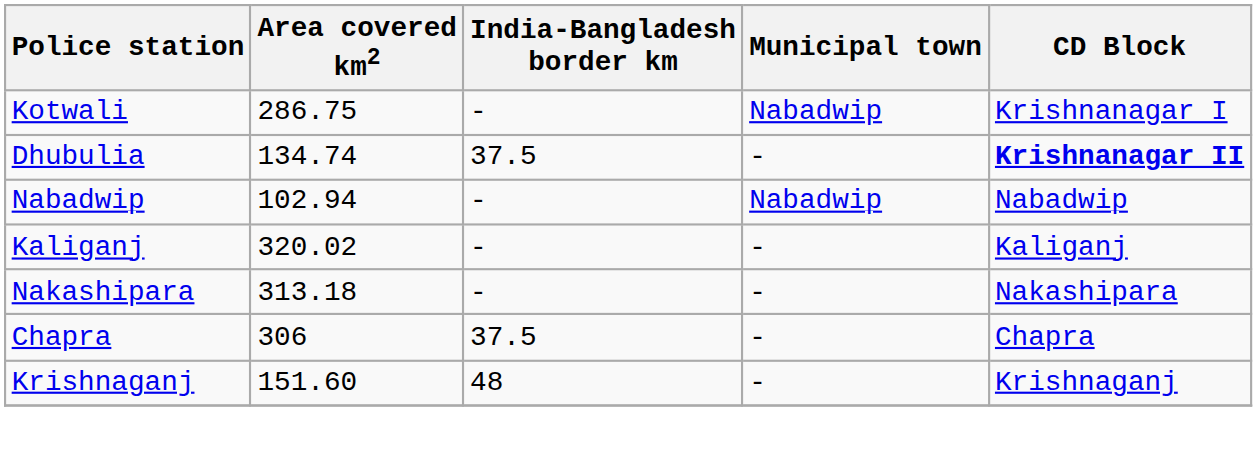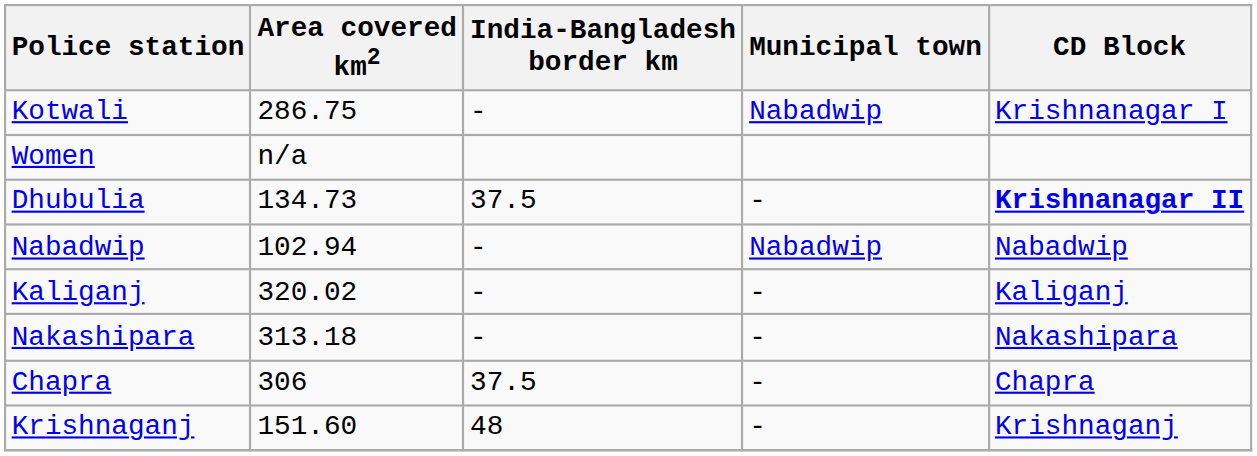+ row: (53, 157)
(307, 157) 134.74 -> (307, 202) 134.73
